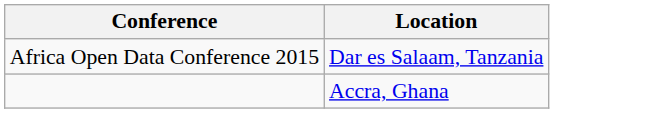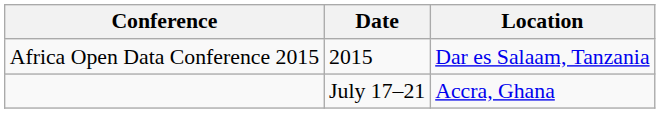+ column: (377, 21)
